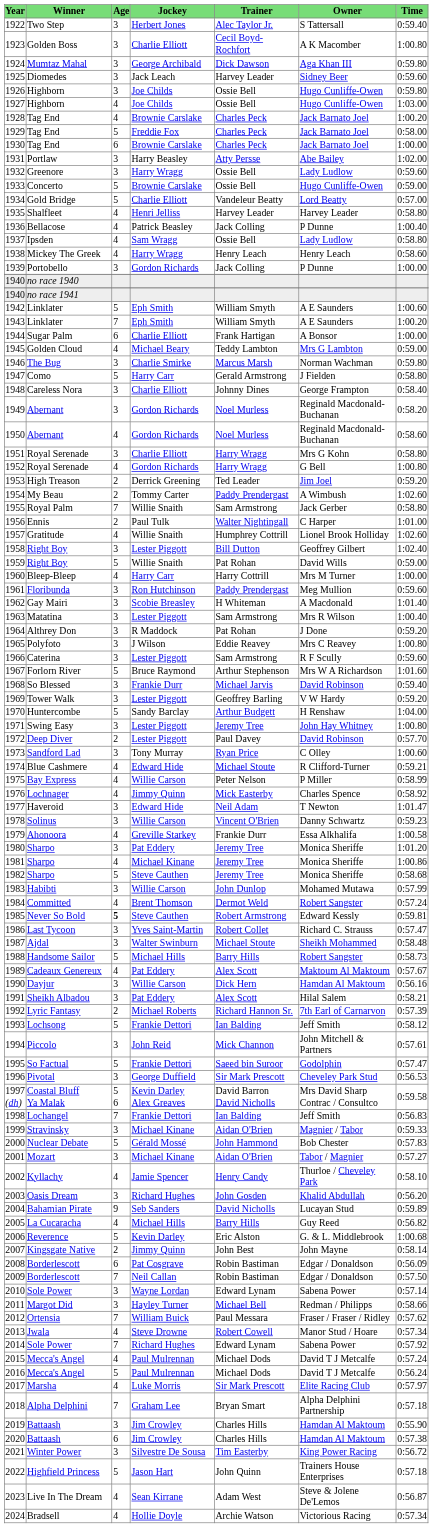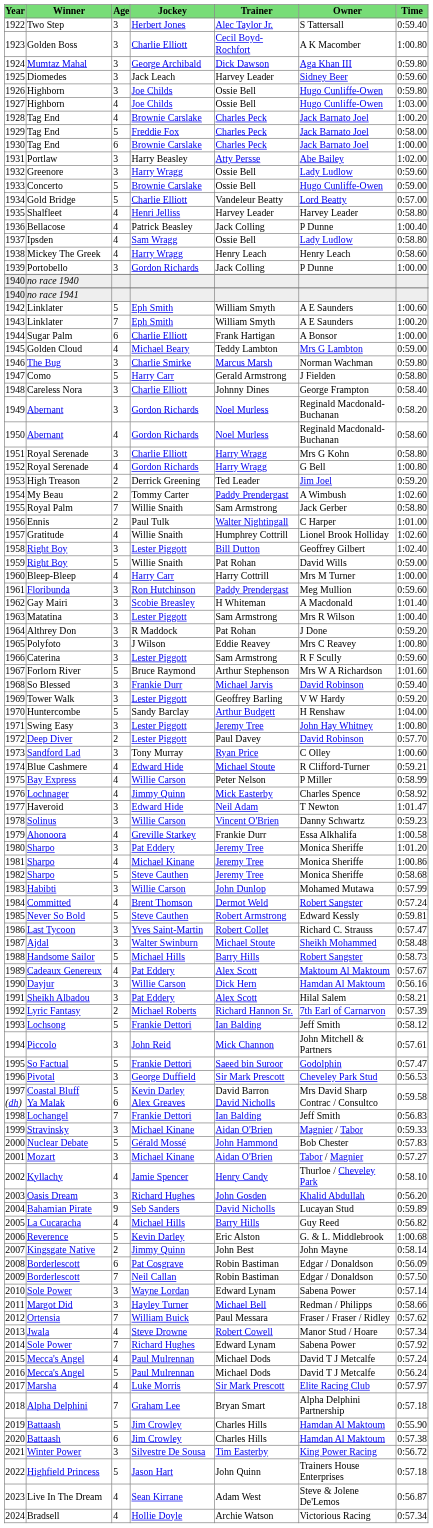(116, 916) bold -> (116, 916) normal
(116, 1425) 3 -> (116, 1425) 5
